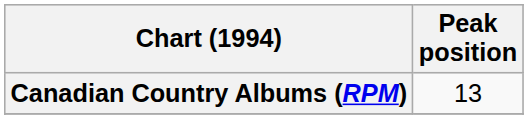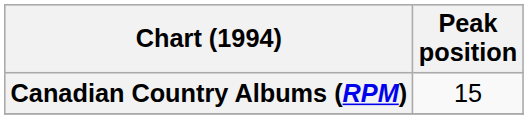(468, 93) 13 -> (468, 93) 15
